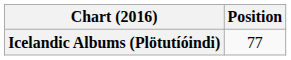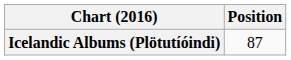(255, 42) 77 -> (255, 42) 87
